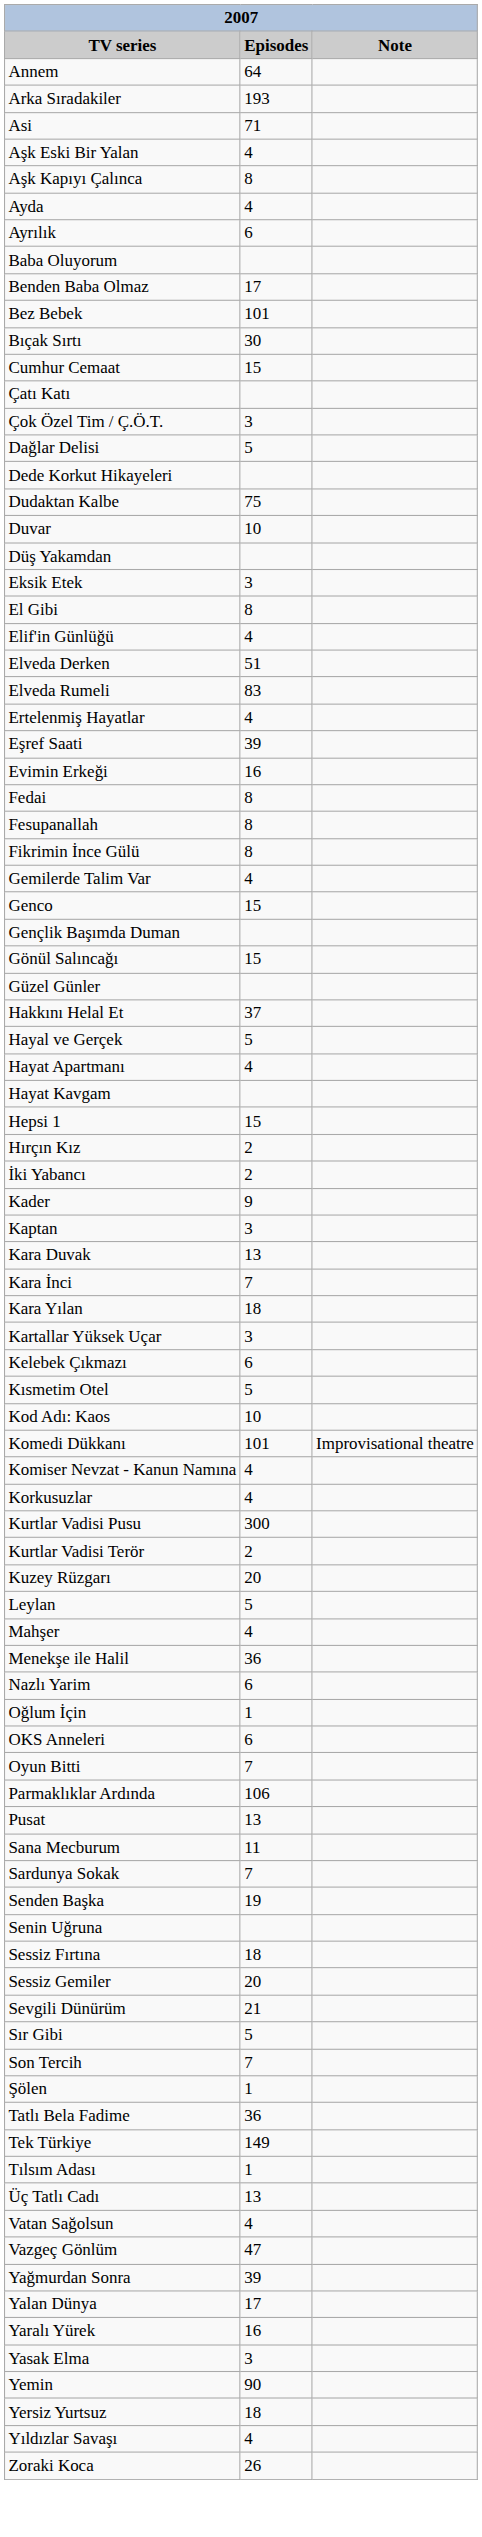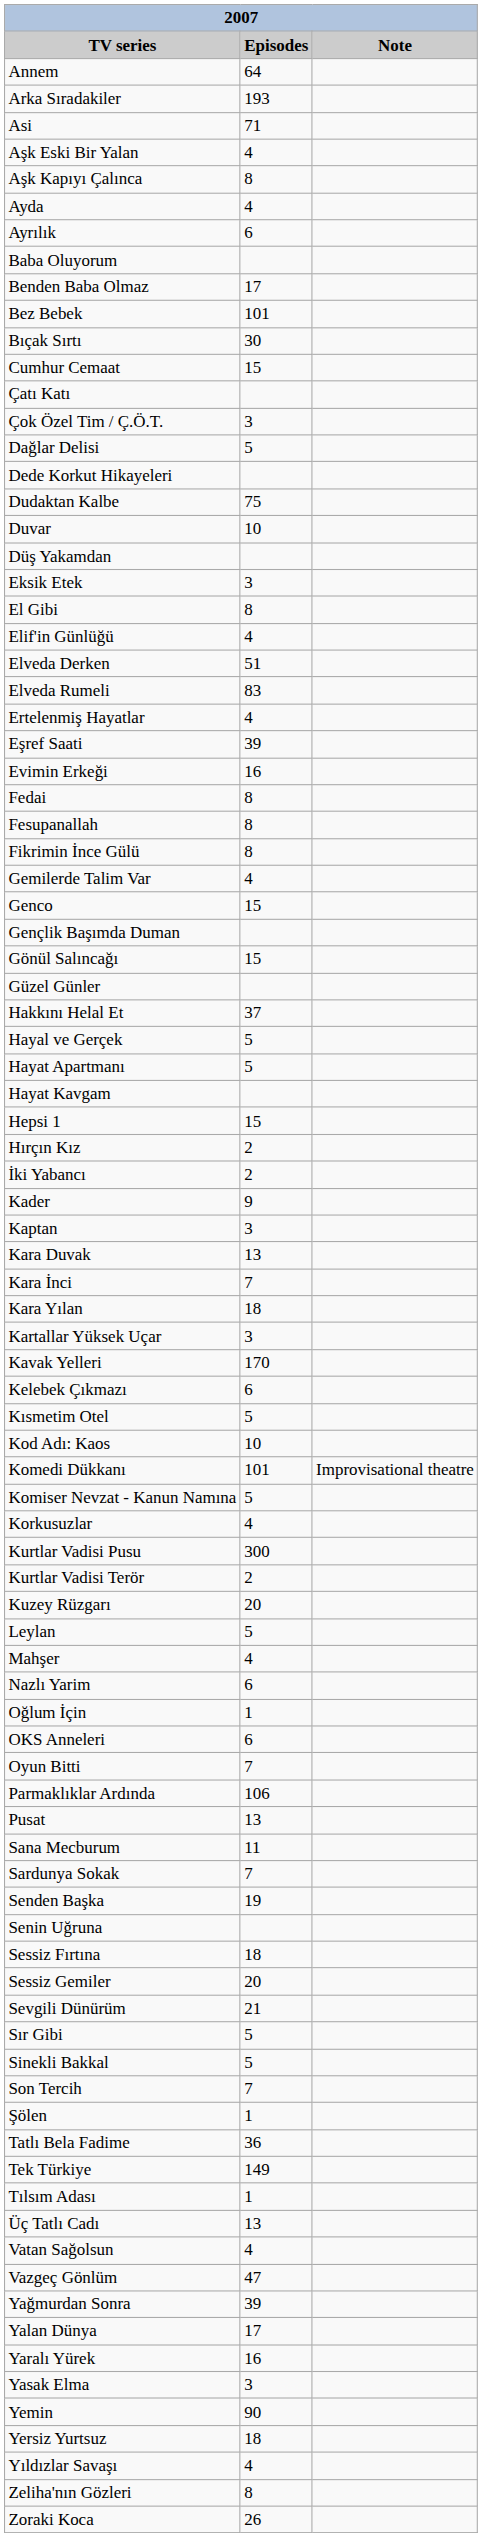(248, 1066) 4 -> (248, 1066) 5
+ row: (55, 1362)
(248, 1470) 4 -> (248, 1497) 5
- row: (69, 1658)
+ row: (59, 2062)
+ row: (70, 2492)
